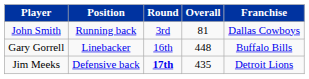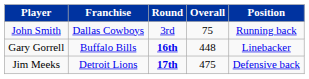columns swapped: (106, 13) <-> (264, 13)
(203, 30) 81 -> (207, 30) 75
(163, 47) normal -> (167, 47) bold
(203, 64) 435 -> (207, 64) 475
